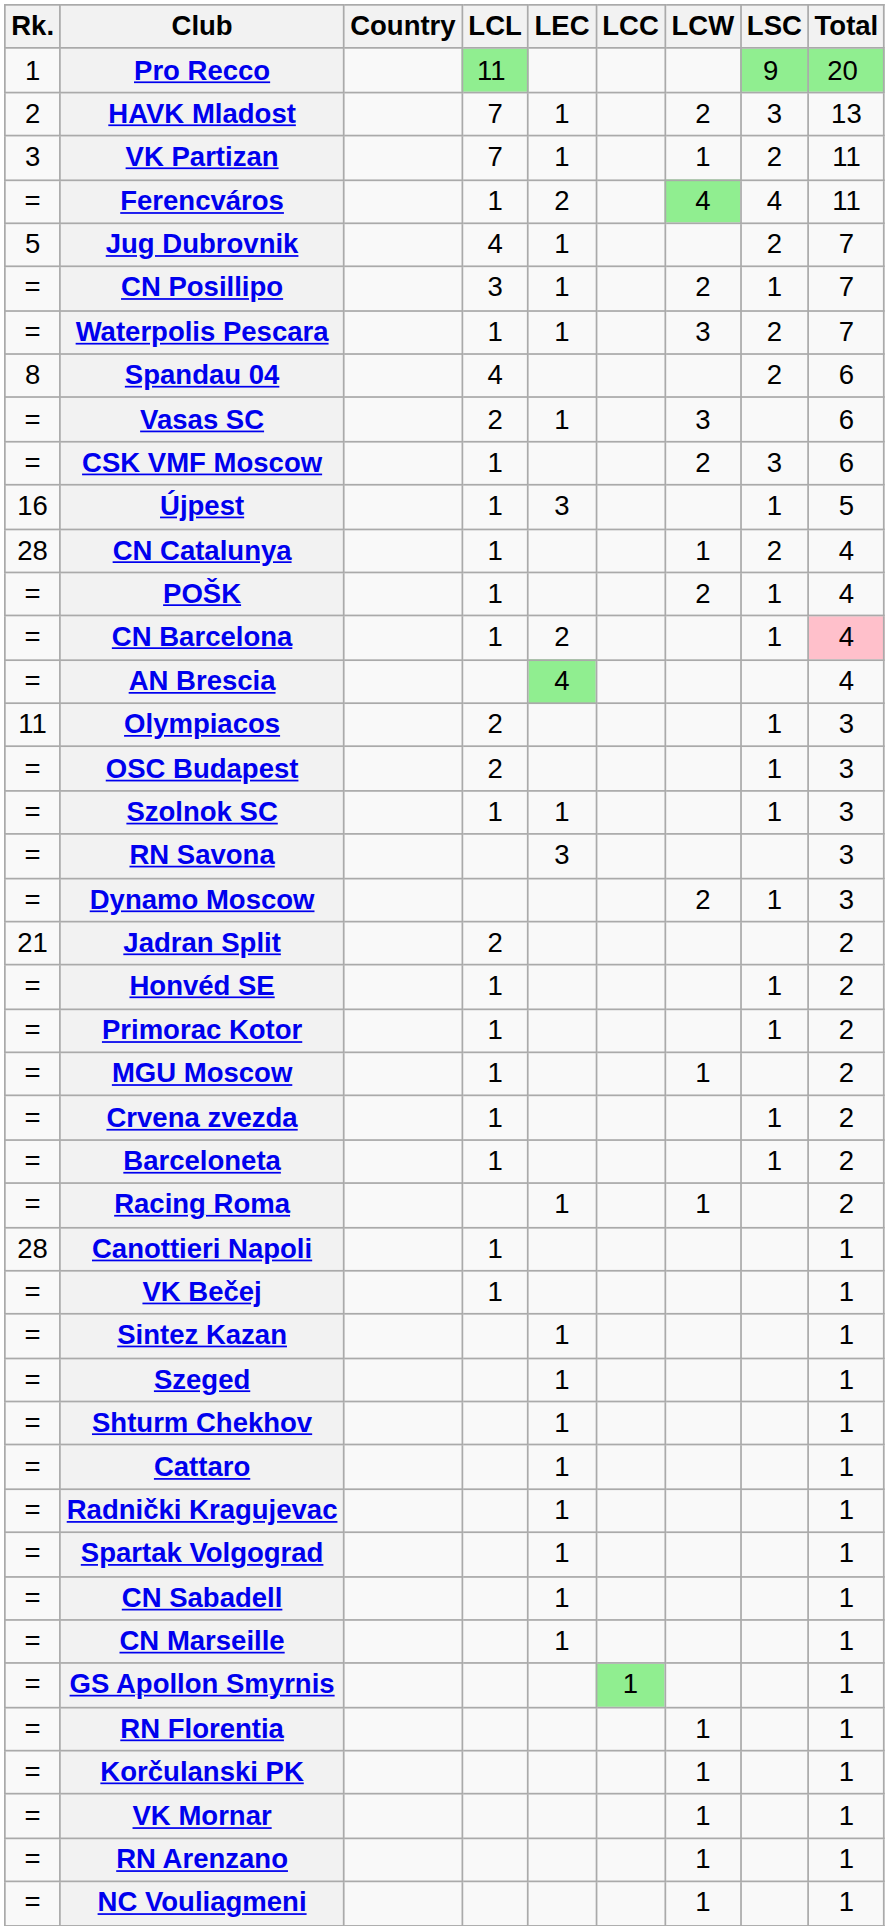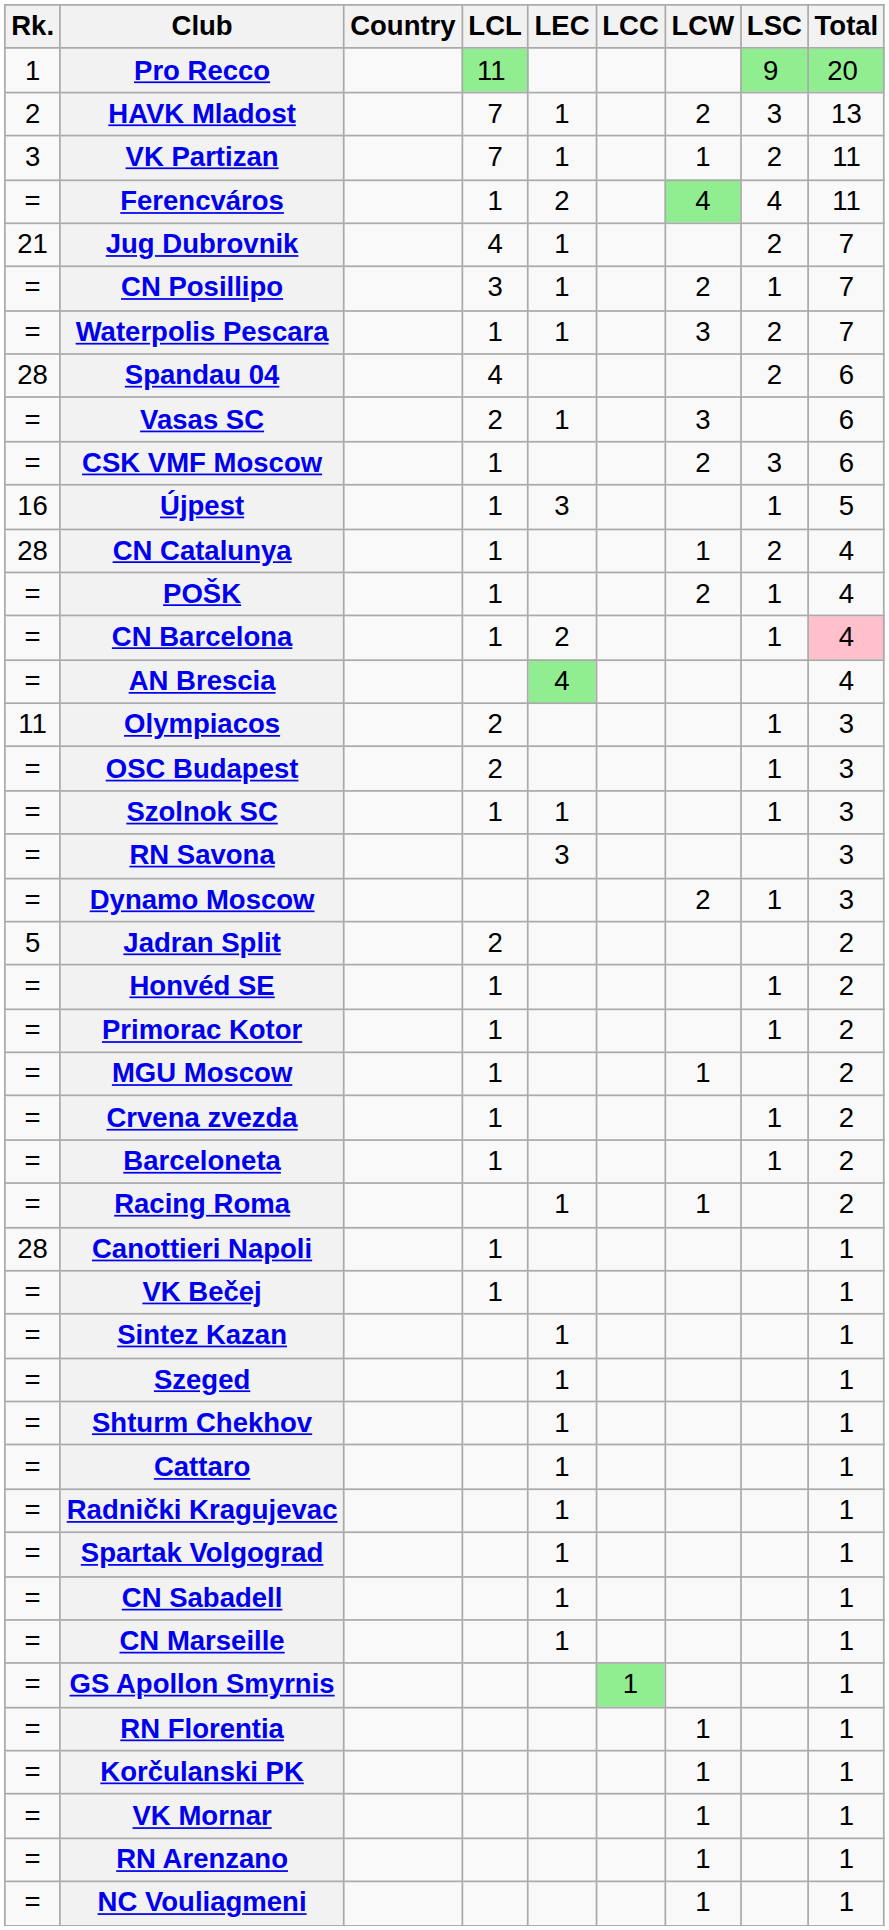(33, 244) 5 -> (33, 244) 21
(33, 375) 8 -> (33, 375) 28
(33, 942) 21 -> (33, 942) 5
